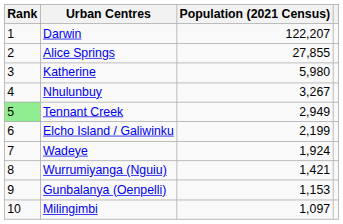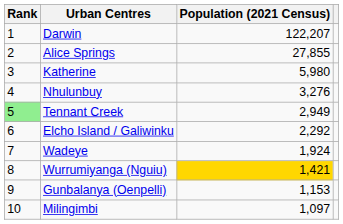(315, 92) 3,267 -> (315, 92) 3,276
(315, 131) 2,199 -> (315, 131) 2,292
(315, 170) no background -> (315, 170) gold background
